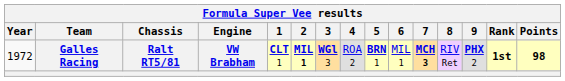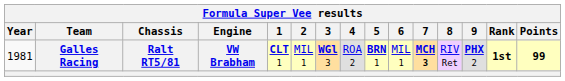(20, 55) 1972 -> (20, 55) 1981
(304, 55) bold -> (304, 55) normal
(539, 55) 98 -> (539, 55) 99
